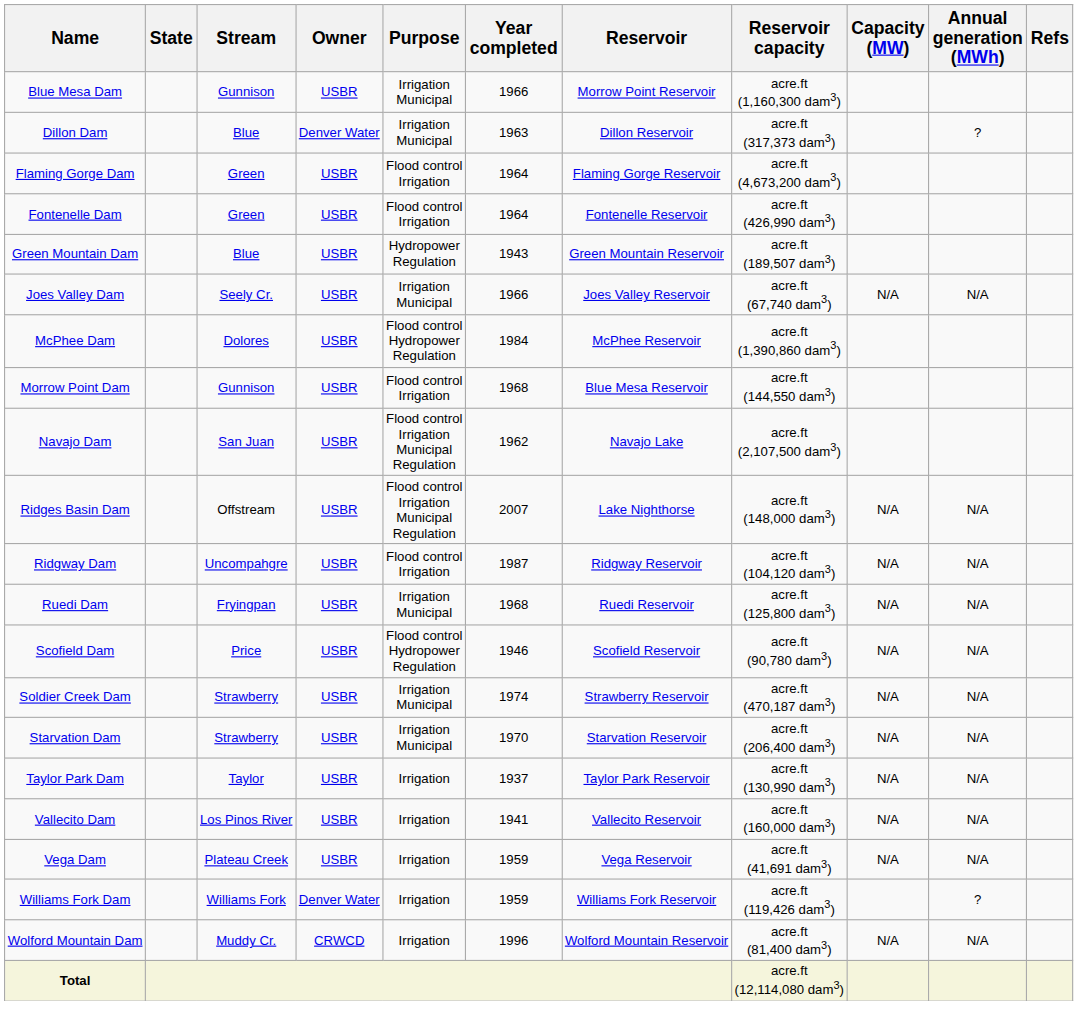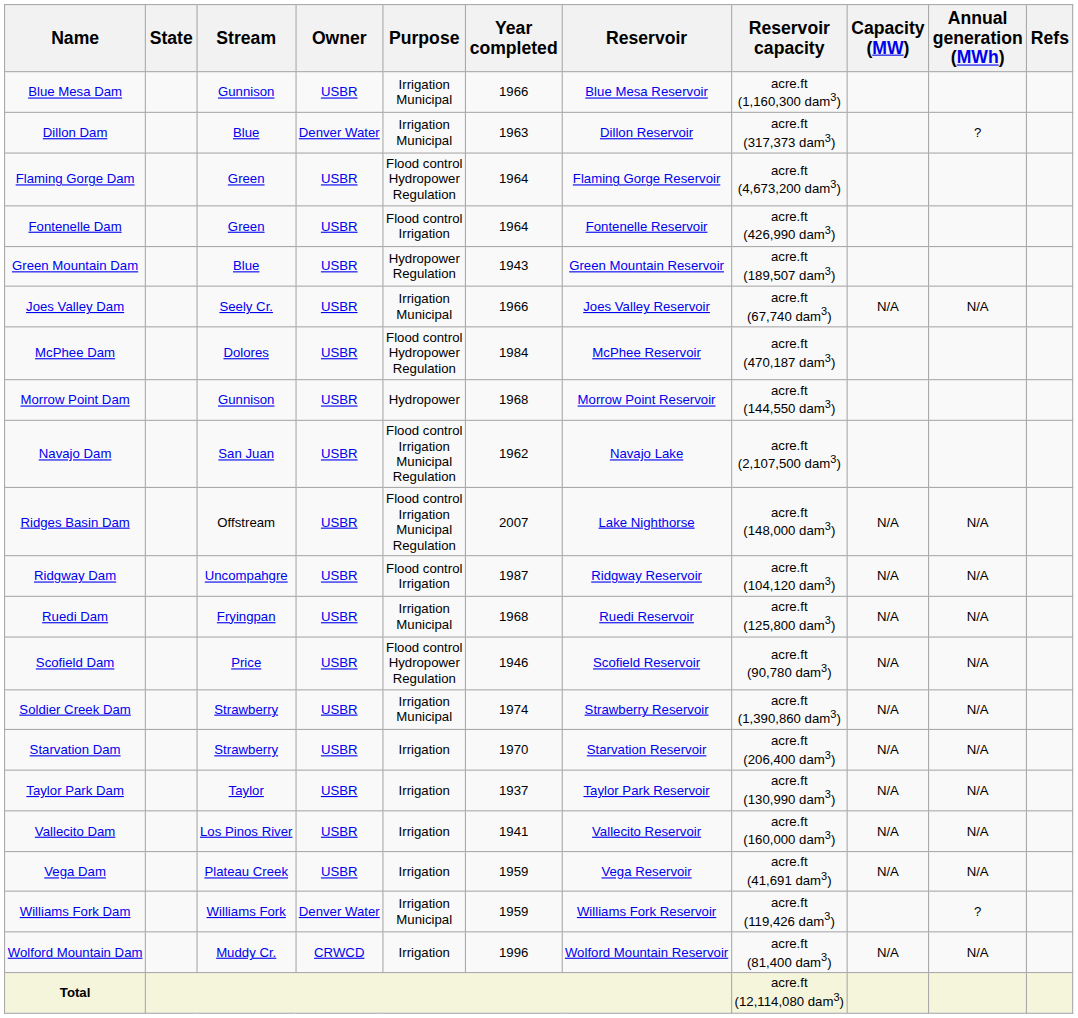(647, 92) Morrow Point Reservoir -> (647, 92) Blue Mesa Reservoir
(424, 173) Flood control Irrigation -> (424, 179) Flood control Hydropower Regulation
(789, 341) acre.ft (1,390,860 dam3) -> (789, 353) acre.ft (470,187 dam3)
(424, 388) Flood control Irrigation -> (424, 400) Hydropower
(647, 388) Blue Mesa Reservoir -> (647, 400) Morrow Point Reservoir
(789, 697) acre.ft (470,187 dam3) -> (789, 710) acre.ft (1,390,860 dam3)
(424, 738) Irrigation Municipal -> (424, 750) Irrigation
(424, 900) Irrigation -> (424, 912) Irrigation Municipal
